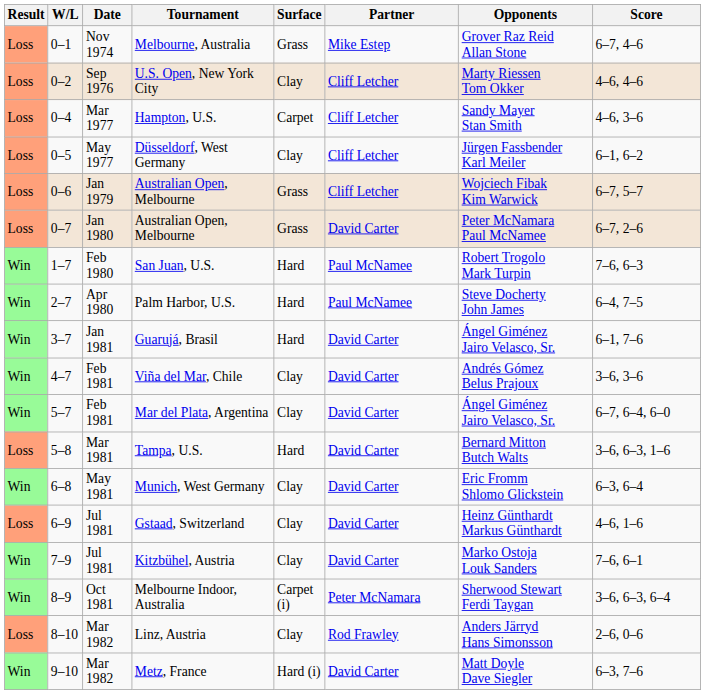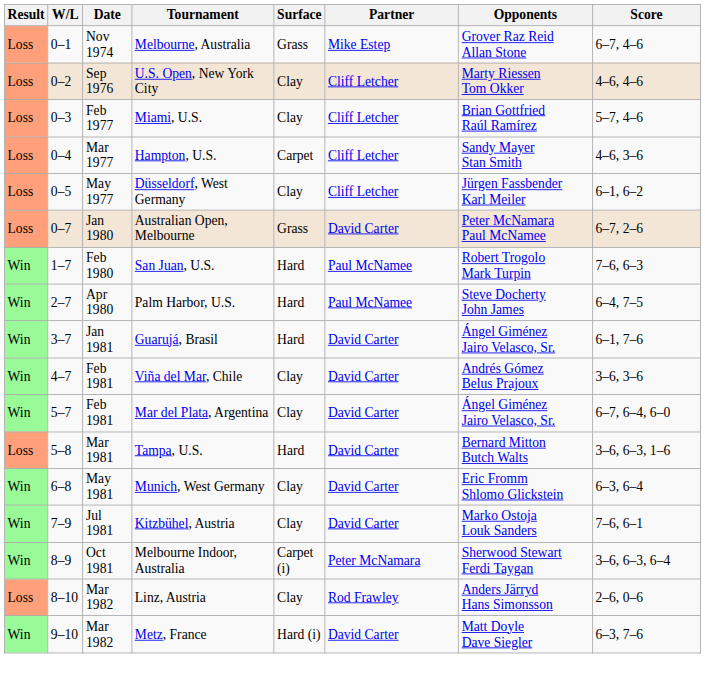+ row: (61, 118)
- row: (61, 191)
- row: (61, 523)
